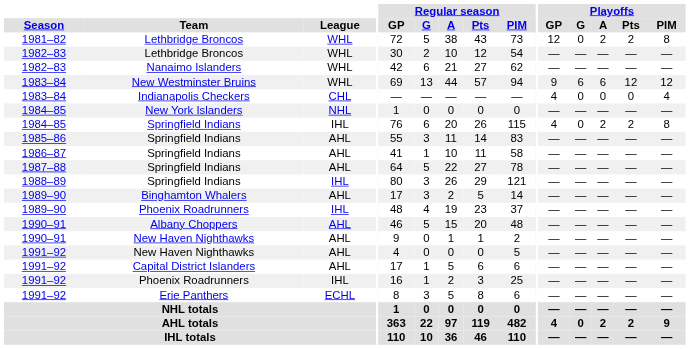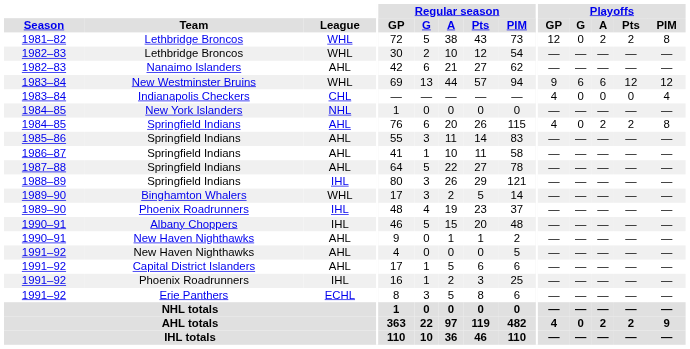(340, 68) WHL -> (340, 68) AHL
(340, 124) IHL -> (340, 124) AHL
(340, 195) AHL -> (340, 195) WHL
(340, 224) AHL -> (340, 224) IHL
